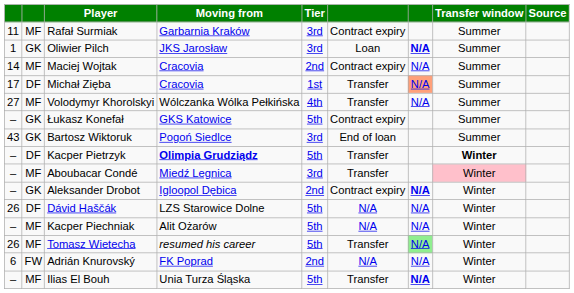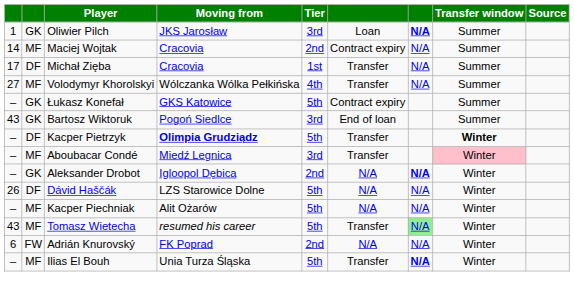- row: (82, 31)
(420, 84) lightsalmon background -> (420, 66) no background
(368, 191) Contract expiry -> (368, 173) N/A
(13, 244) 26 -> (13, 226) 43
